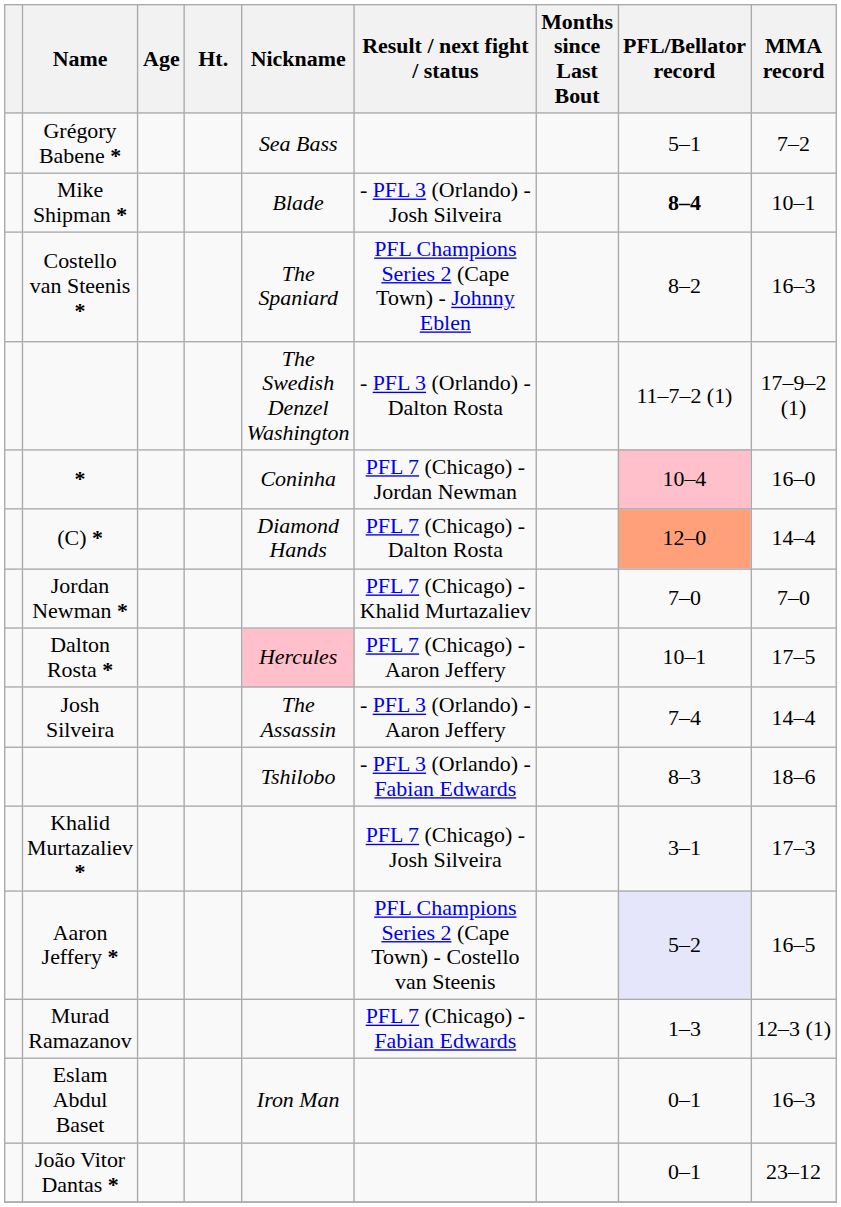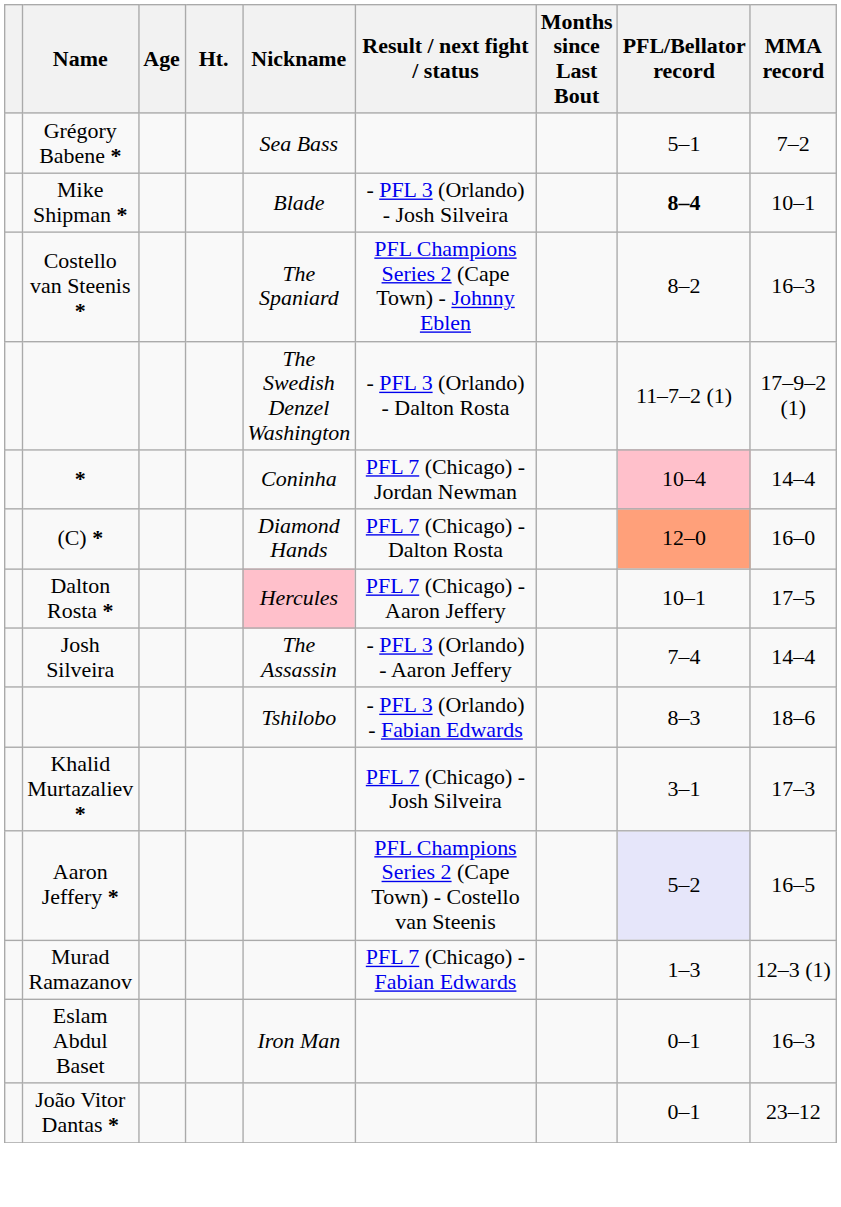(794, 479) 16–0 -> (793, 479) 14–4
(794, 538) 14–4 -> (793, 538) 16–0
- row: (13, 598)
